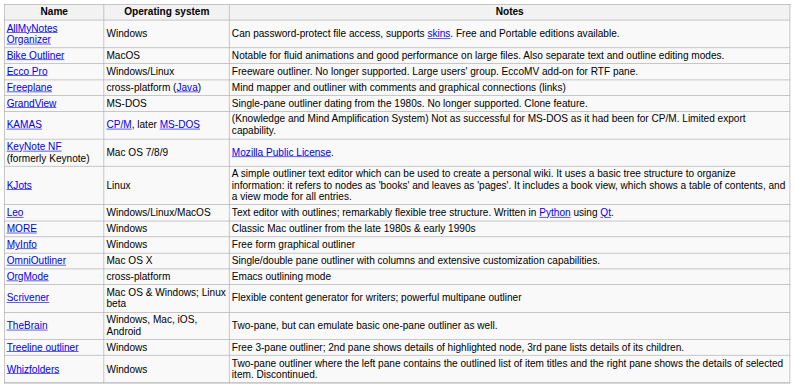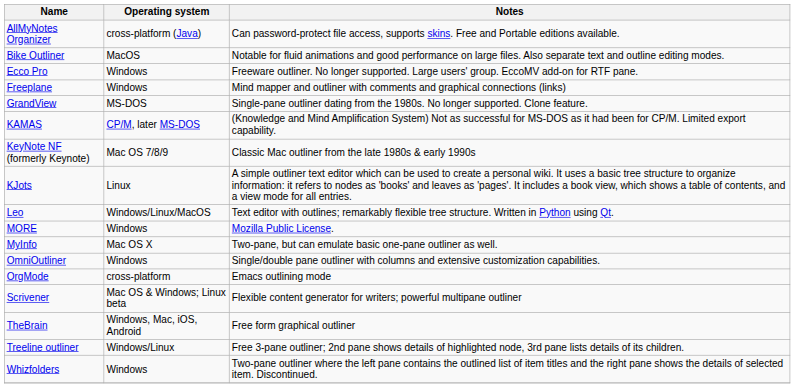(127, 34) Windows -> (154, 34) cross-platform (Java)
(140, 71) Windows/Linux -> (127, 71) Windows
(154, 87) cross-platform (Java) -> (127, 87) Windows
(283, 152) Mozilla Public License. -> (354, 152) Classic Mac outliner from the late 1980s & early 1990s
(354, 229) Classic Mac outliner from the late 1980s & early 1990s -> (283, 229) Mozilla Public License.
(127, 245) Windows -> (129, 245) Mac OS X
(293, 245) Free form graphical outliner -> (365, 245) Two-pane, but can emulate basic one-pane outliner as well.
(129, 261) Mac OS X -> (127, 261) Windows
(365, 325) Two-pane, but can emulate basic one-pane outliner as well. -> (293, 325) Free form graphical outliner
(127, 347) Windows -> (140, 347) Windows/Linux
